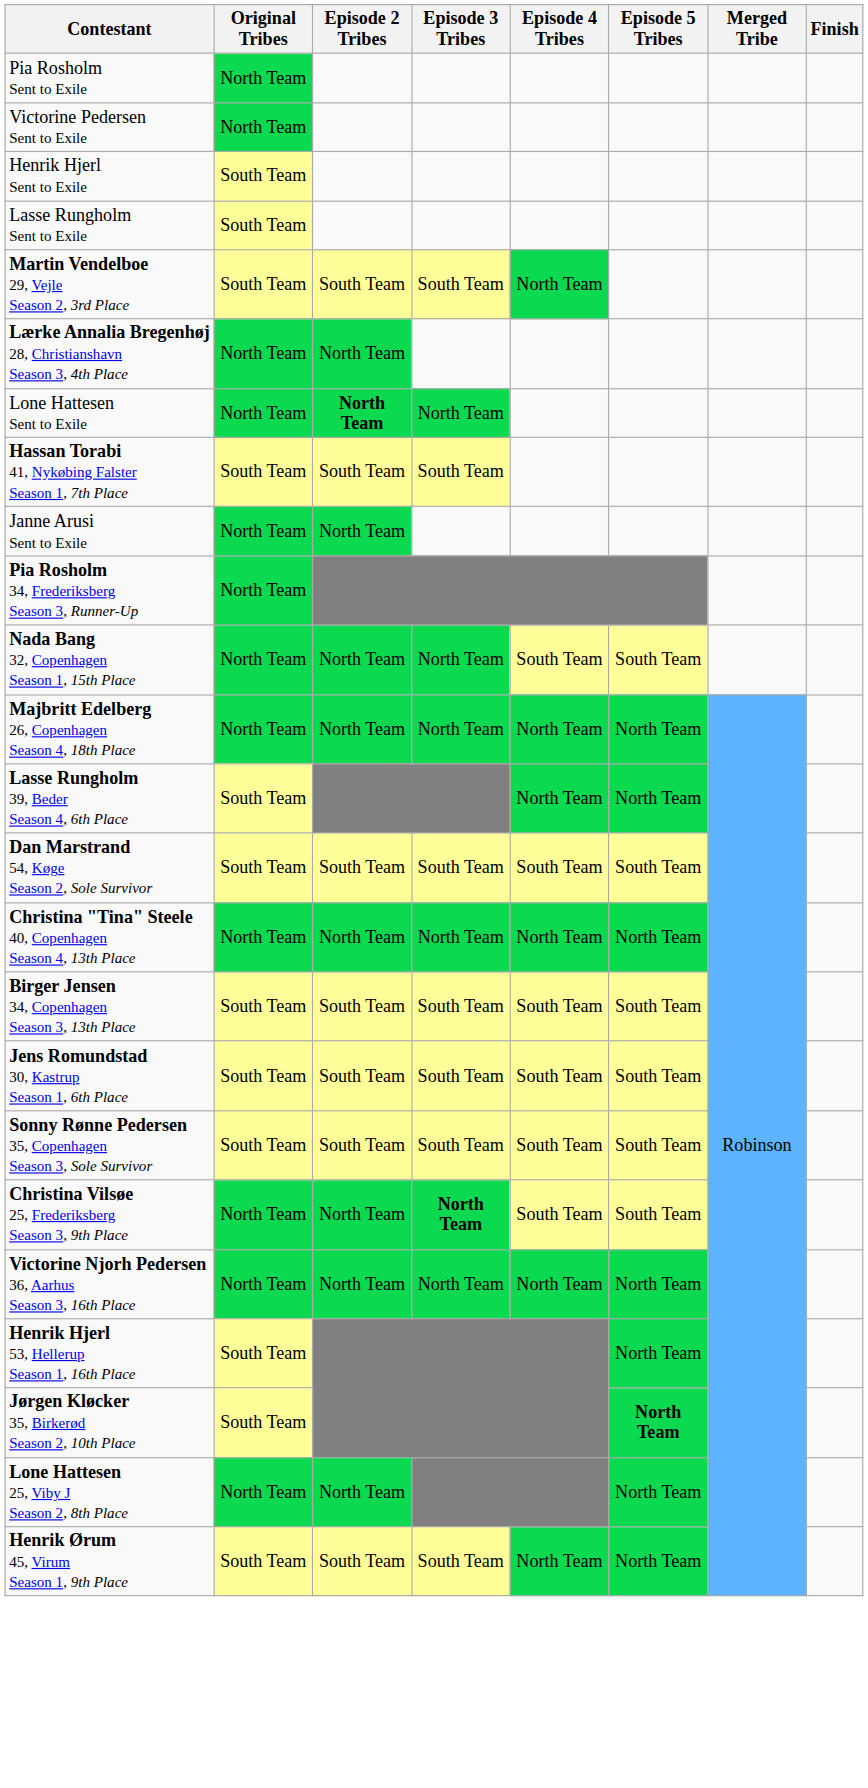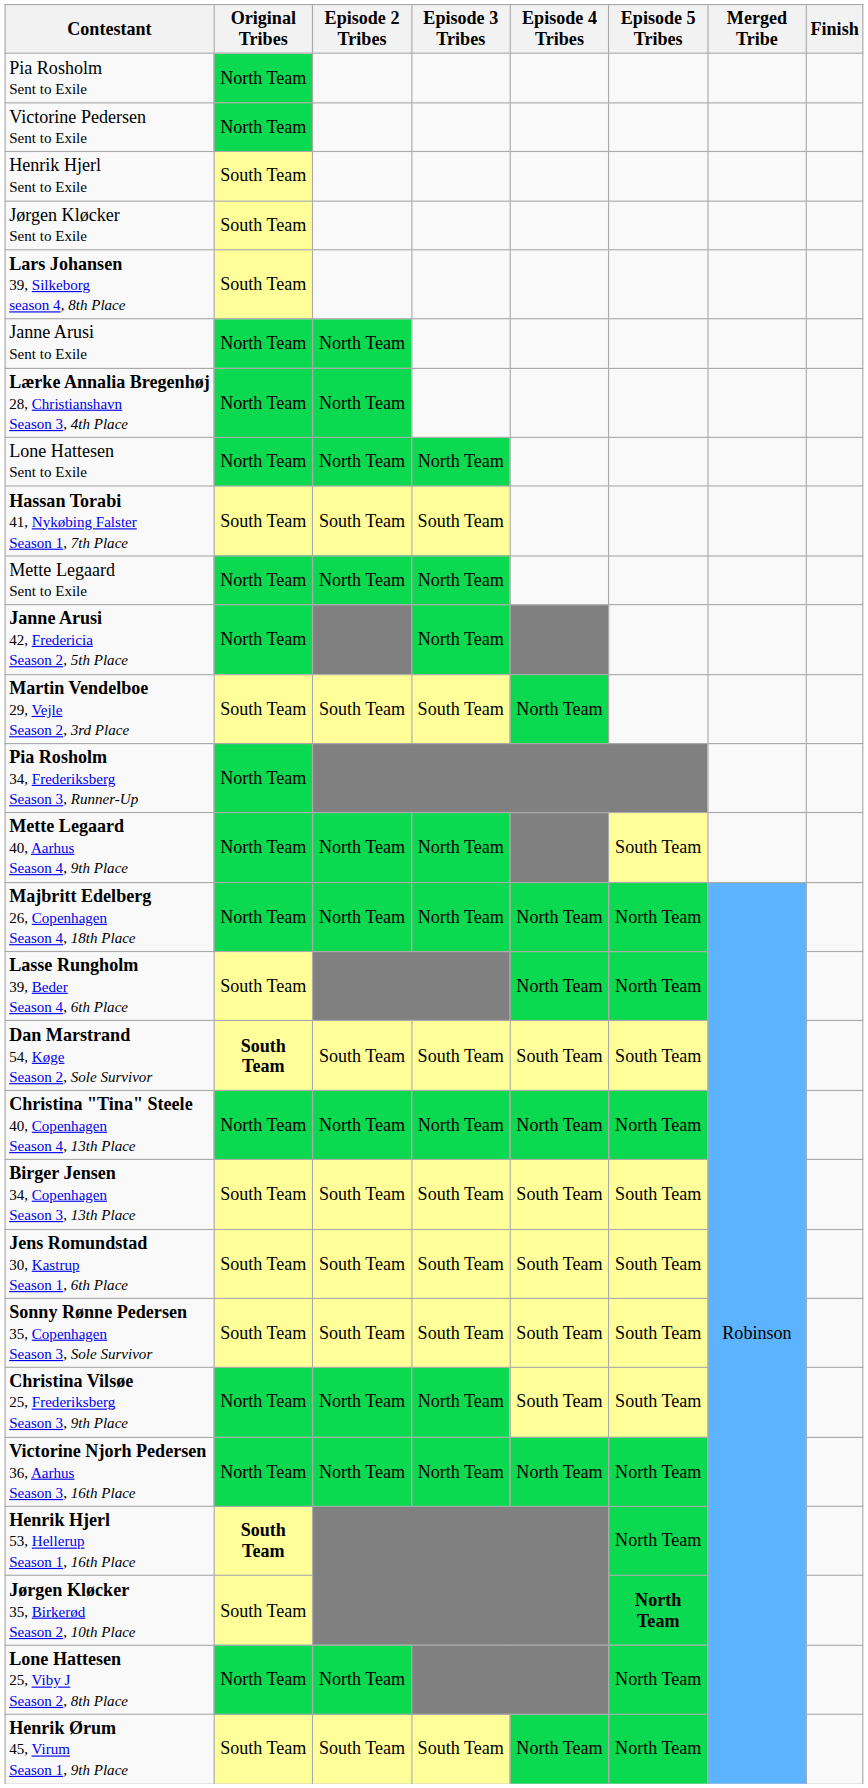+ row: (65, 225)
- row: (70, 225)
+ row: (67, 284)
rows swapped: (52, 531) <-> (79, 284)
(362, 412) bold -> (362, 461) normal
+ row: (62, 580)
+ row: (69, 639)
- row: (72, 659)
+ row: (69, 847)
(263, 867) normal -> (263, 1055) bold
(461, 1214) bold -> (461, 1402) normal
(263, 1353) normal -> (263, 1540) bold
